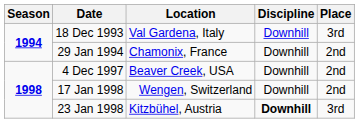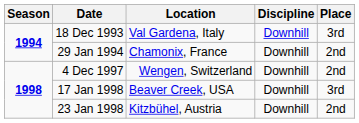(181, 71) Beaver Creek, USA -> (191, 71) Wengen, Switzerland
(191, 90) Wengen, Switzerland -> (181, 90) Beaver Creek, USA
(336, 90) 2nd -> (336, 90) 3rd
(286, 109) bold -> (286, 109) normal
(336, 109) 3rd -> (336, 109) 2nd
